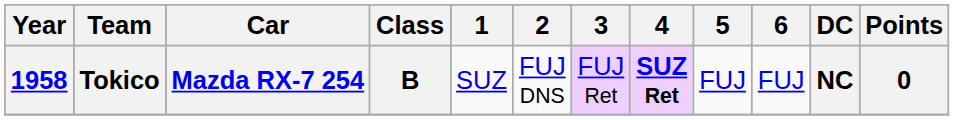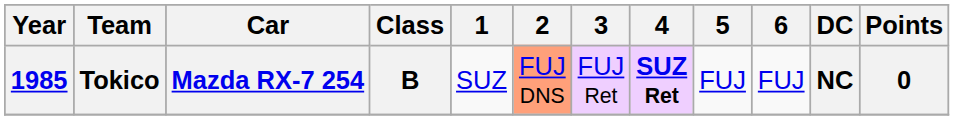(39, 80) 1958 -> (39, 80) 1985
(542, 80) no background -> (542, 80) lightsalmon background
